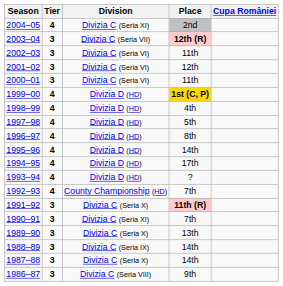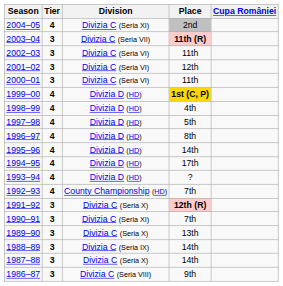(190, 39) 12th (R) -> (190, 39) 11th (R)
(190, 205) 11th (R) -> (190, 205) 12th (R)
